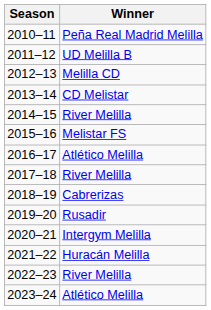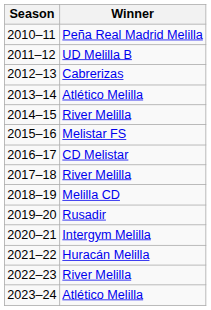(91, 74) Melilla CD -> (93, 74) Cabrerizas
(95, 94) CD Melistar -> (103, 94) Atlético Melilla
(103, 154) Atlético Melilla -> (95, 154) CD Melistar
(93, 194) Cabrerizas -> (91, 194) Melilla CD
